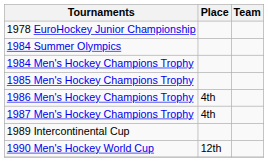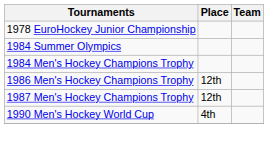- row: (100, 81)
(208, 98) 4th -> (211, 81) 12th
(208, 115) 4th -> (211, 98) 12th
- row: (68, 132)
(211, 149) 12th -> (208, 115) 4th
